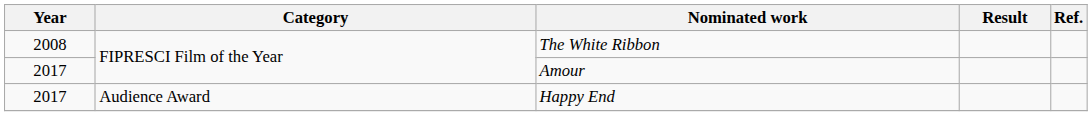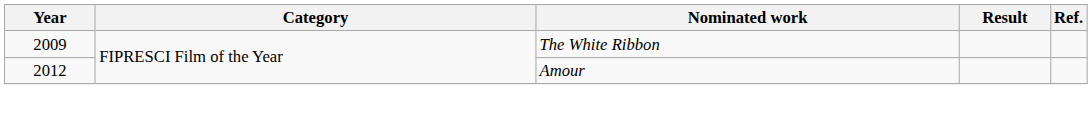(50, 44) 2008 -> (50, 44) 2009
(50, 70) 2017 -> (50, 70) 2012
- row: (577, 96)
